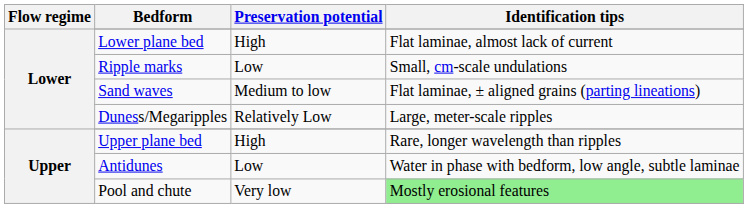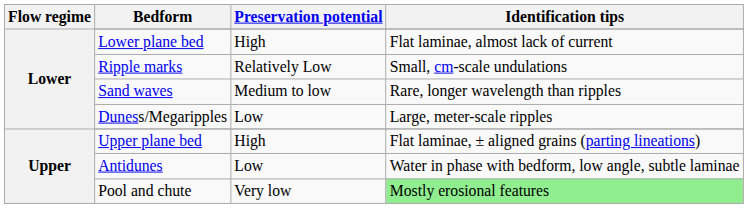(249, 66) Low -> (283, 66) Relatively Low
(545, 91) Flat laminae, ± aligned grains (parting lineations) -> (505, 91) Rare, longer wavelength than ripples
(283, 116) Relatively Low -> (249, 116) Low
(505, 141) Rare, longer wavelength than ripples -> (545, 141) Flat laminae, ± aligned grains (parting lineations)
